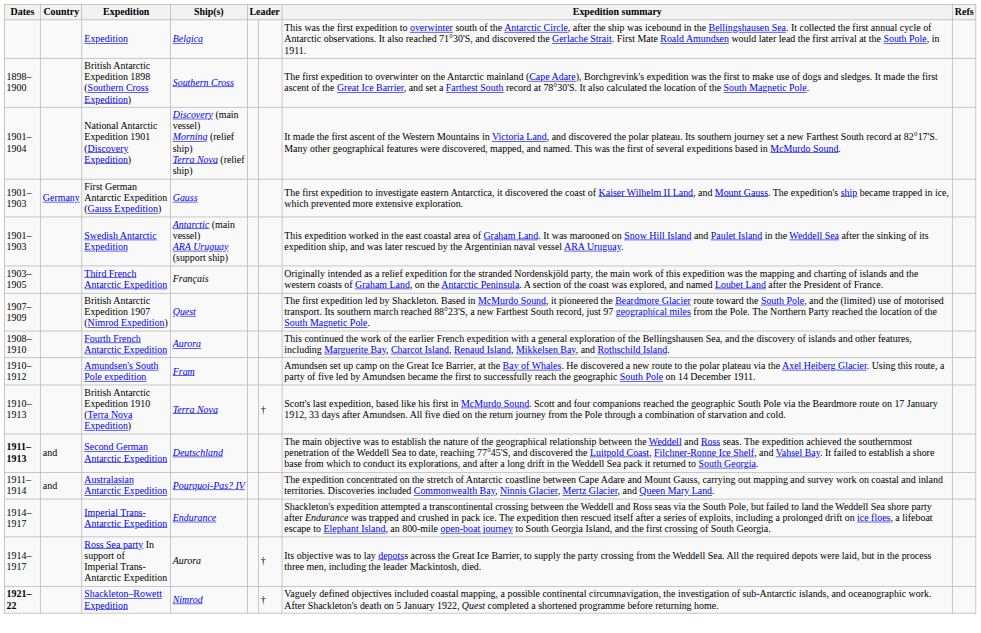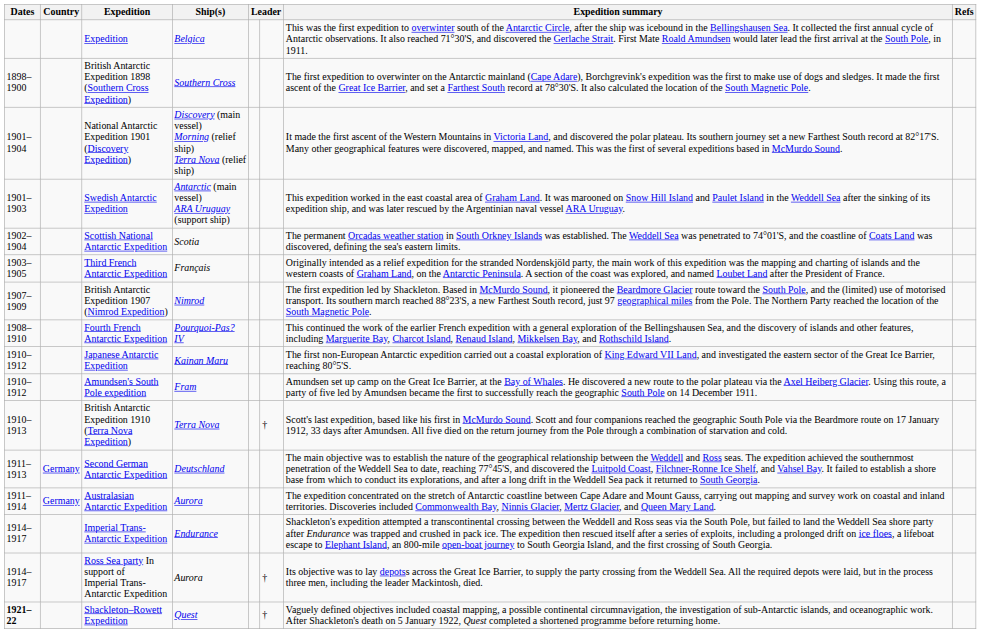- row: (126, 198)
+ row: (126, 241)
(184, 312) Quest -> (189, 301) Nimrod
(187, 344) Aurora -> (204, 333) Pourquoi-Pas? IV
+ row: (121, 360)
(19, 453) bold -> (19, 468) normal
(50, 453) and -> (61, 468) Germany
(50, 485) and -> (61, 501) Germany
(209, 485) Pourquoi-Pas? IV -> (188, 501) Aurora
(188, 599) Nimrod -> (186, 615) Quest
